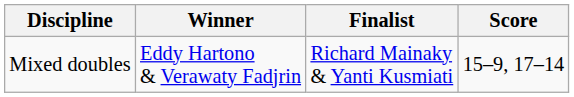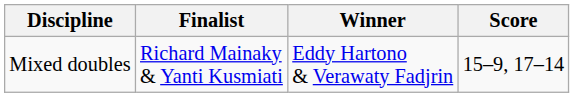columns swapped: (221, 20) <-> (382, 20)
